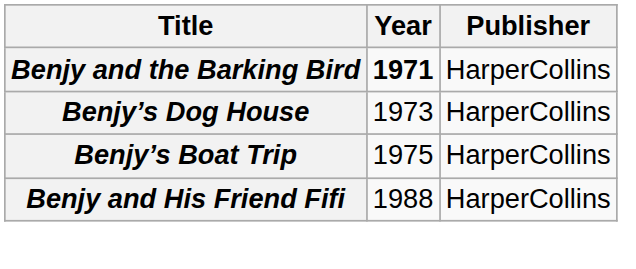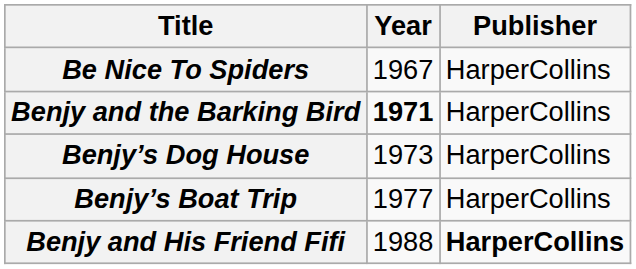+ row: (186, 69)
(403, 155) 1975 -> (403, 198) 1977
(528, 198) normal -> (535, 241) bold
